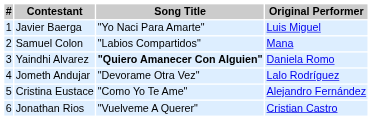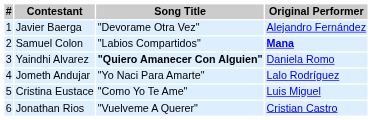(151, 27) "Yo Naci Para Amarte" -> (149, 27) "Devorame Otra Vez"
(294, 27) Luis Miguel -> (316, 27) Alejandro Fernández
(280, 44) normal -> (280, 44) bold
(149, 76) "Devorame Otra Vez" -> (151, 76) "Yo Naci Para Amarte"
(316, 92) Alejandro Fernández -> (294, 92) Luis Miguel
